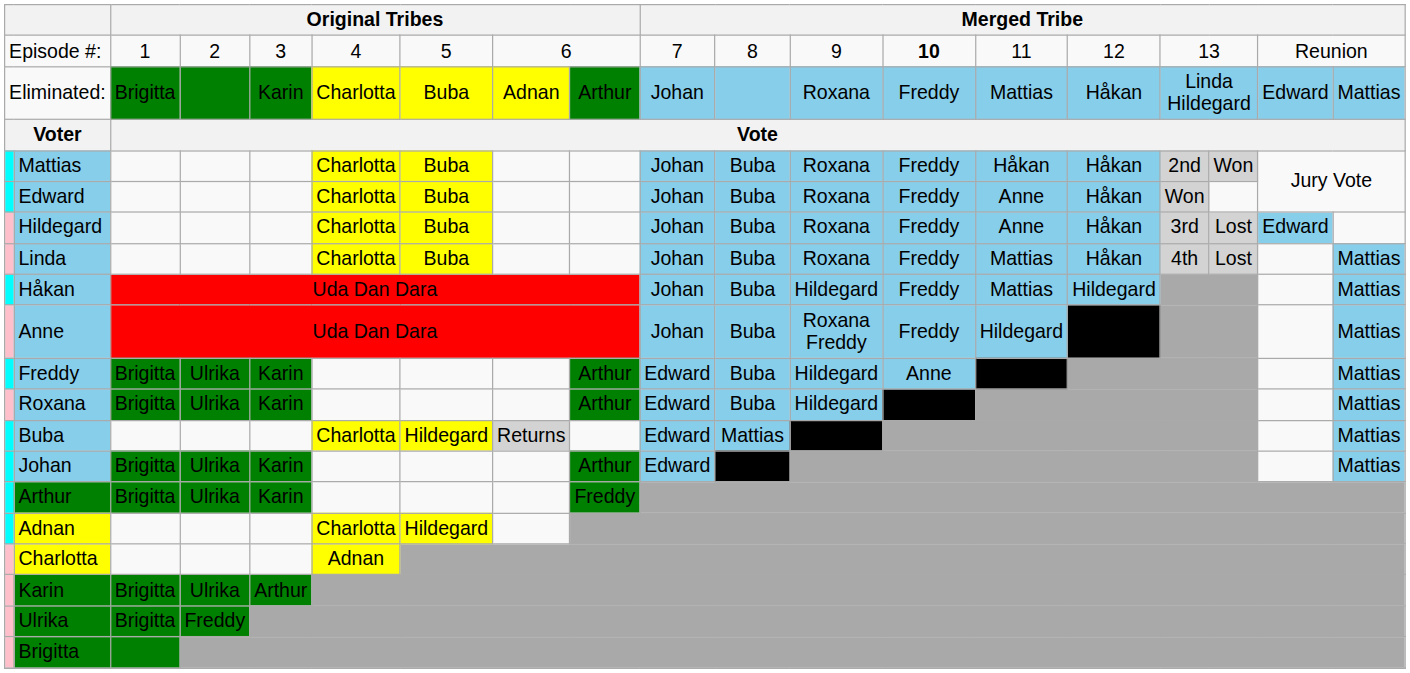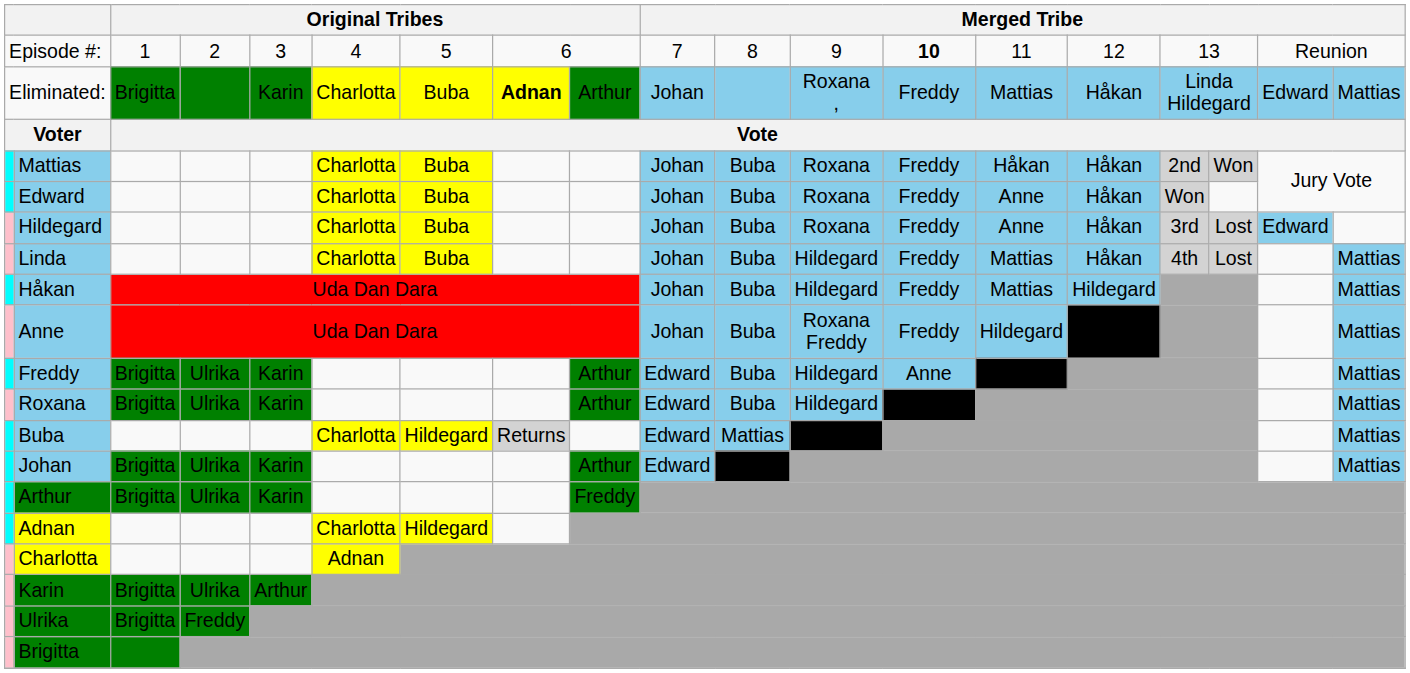(531, 92) normal -> (531, 92) bold
(836, 92) Roxana -> (836, 92) Roxana ,
(836, 258) Roxana -> (836, 258) Hildegard
